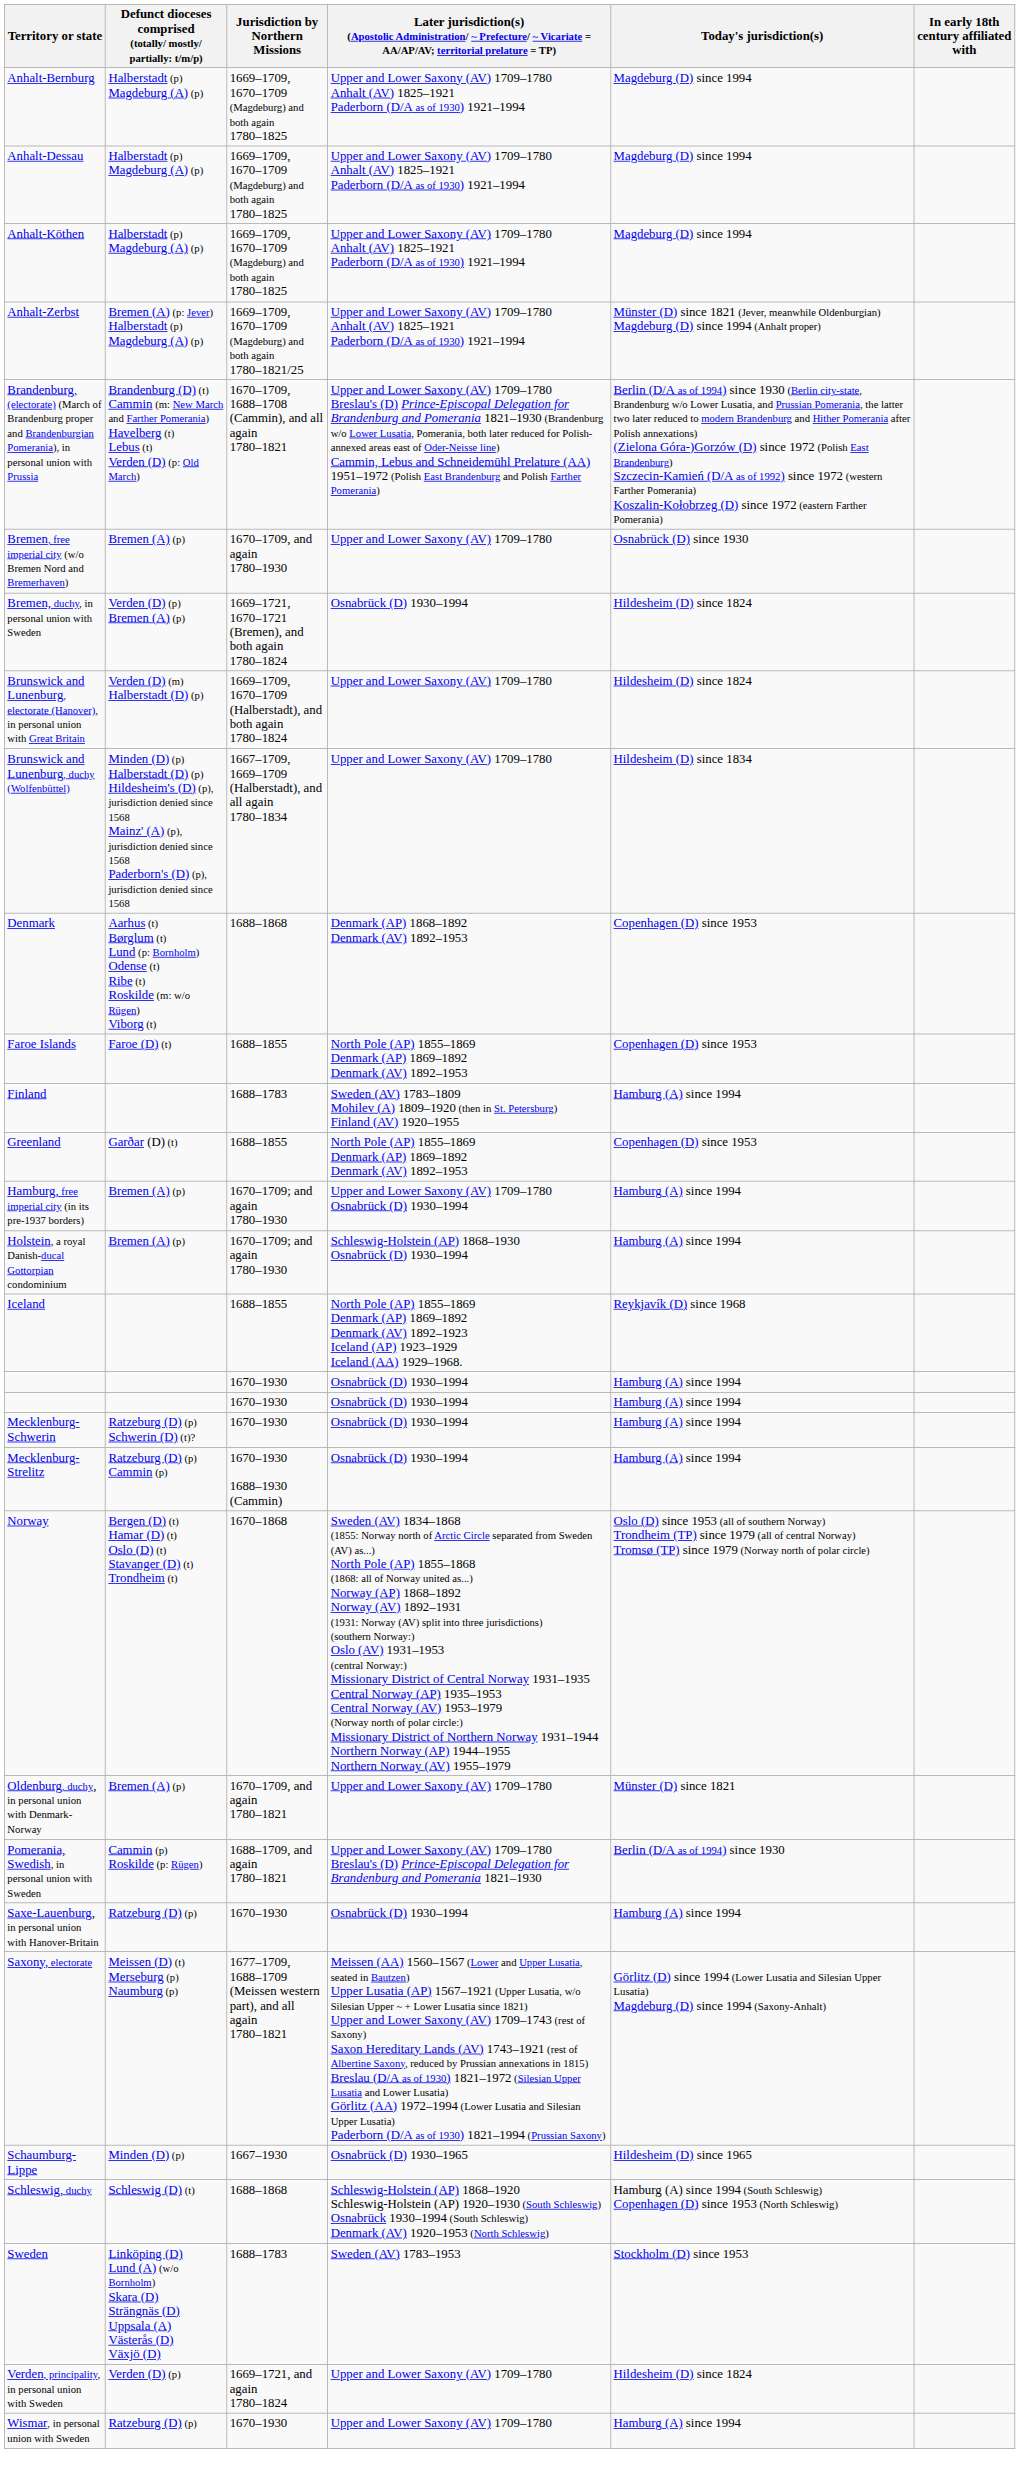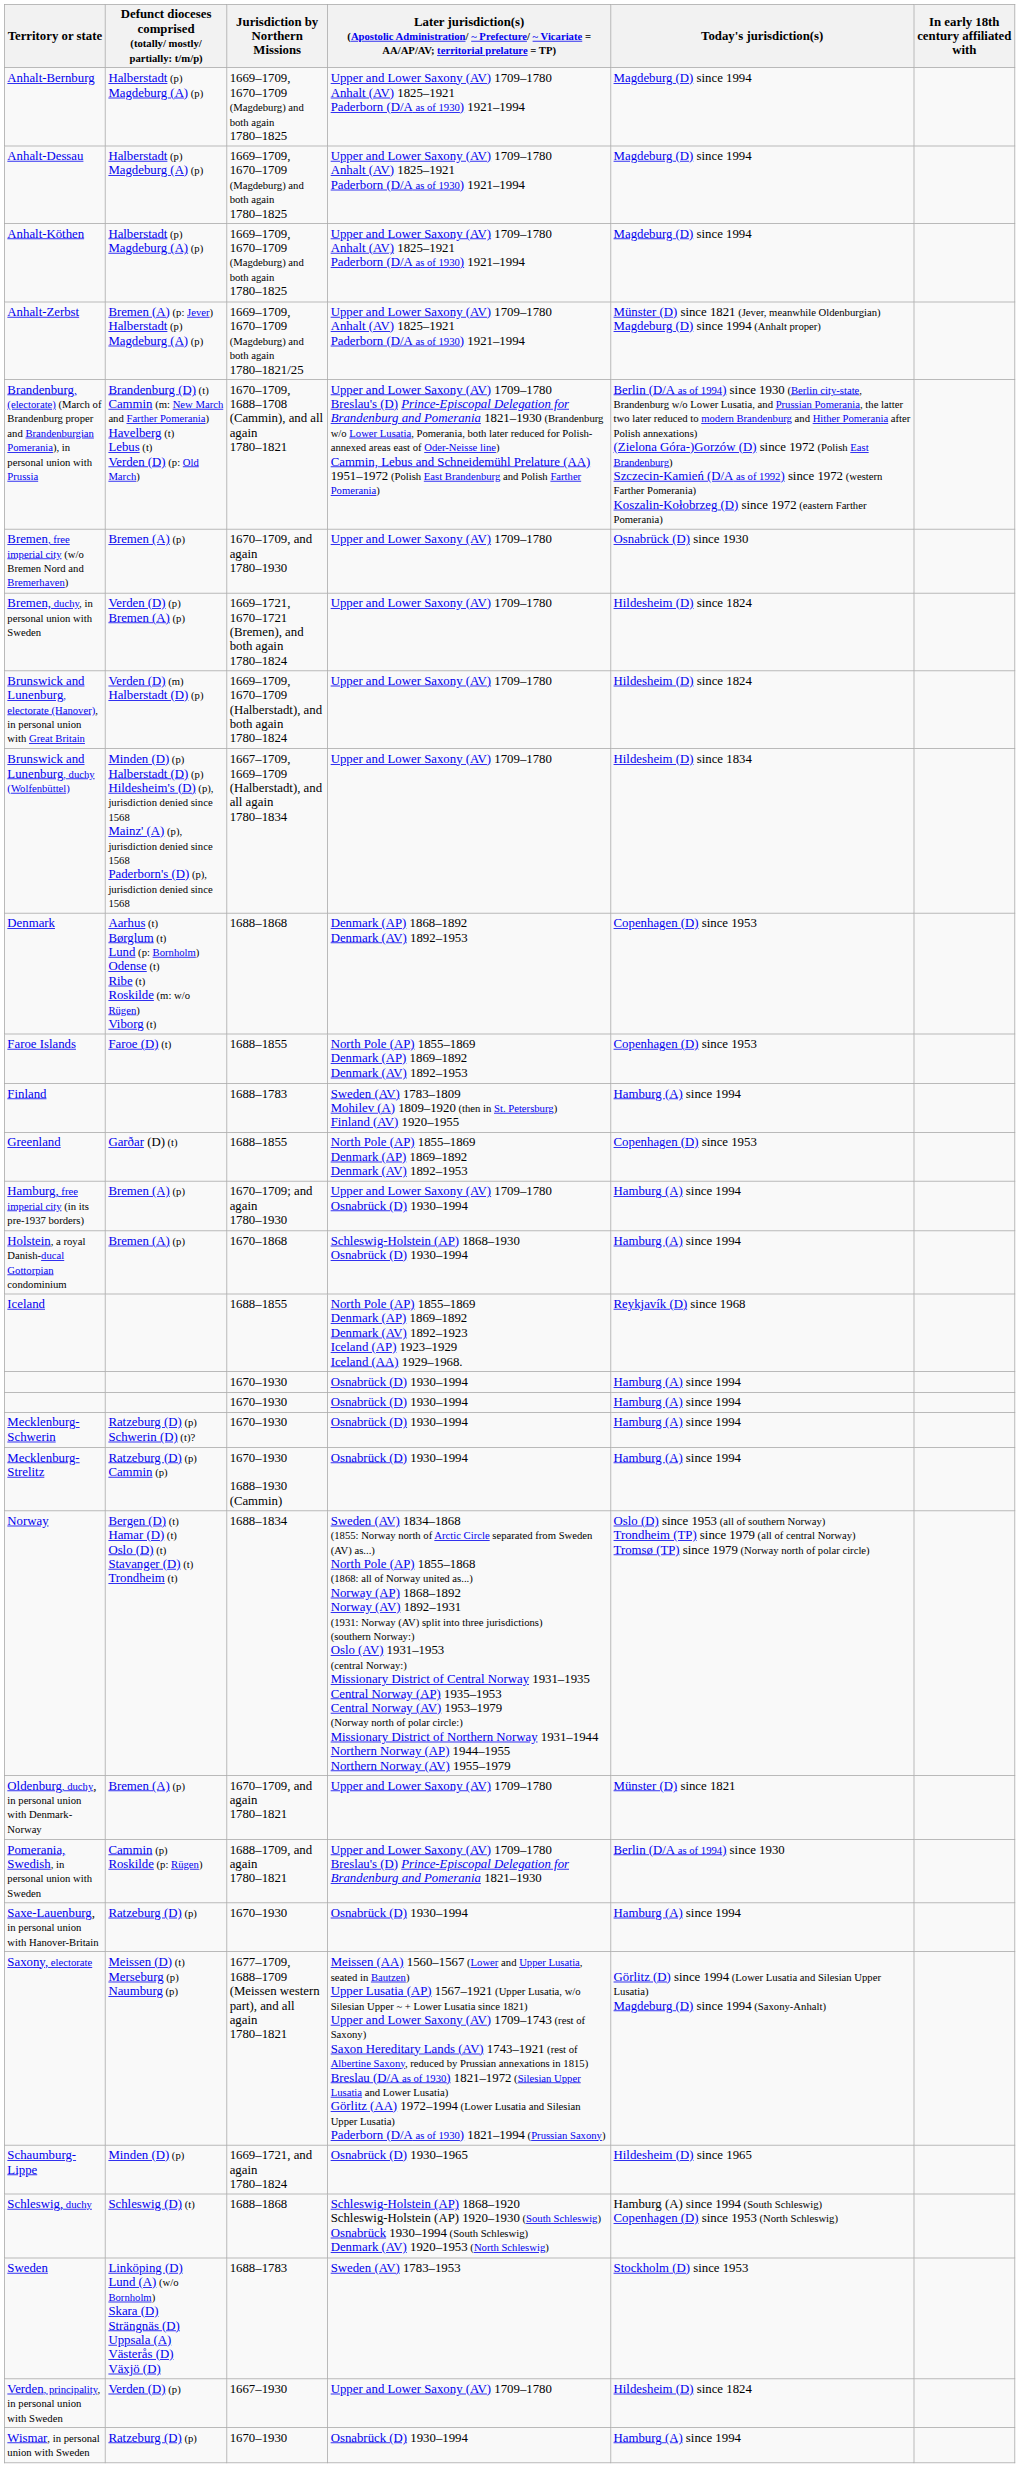(399, 603) Osnabrück (D) 1930–1994 -> (441, 603) Upper and Lower Saxony (AV) 1709–1780
(271, 1255) 1670–1709; and again 1780–1930 -> (258, 1240) 1670–1868
(258, 1520) 1670–1868 -> (258, 1520) 1688–1834
(258, 2155) 1667–1930 -> (271, 2169) 1669–1721, and again 1780–1824
(271, 2388) 1669–1721, and again 1780–1824 -> (258, 2388) 1667–1930
(441, 2423) Upper and Lower Saxony (AV) 1709–1780 -> (399, 2438) Osnabrück (D) 1930–1994
